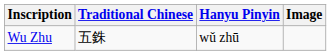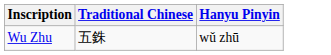- column: (304, 15)
